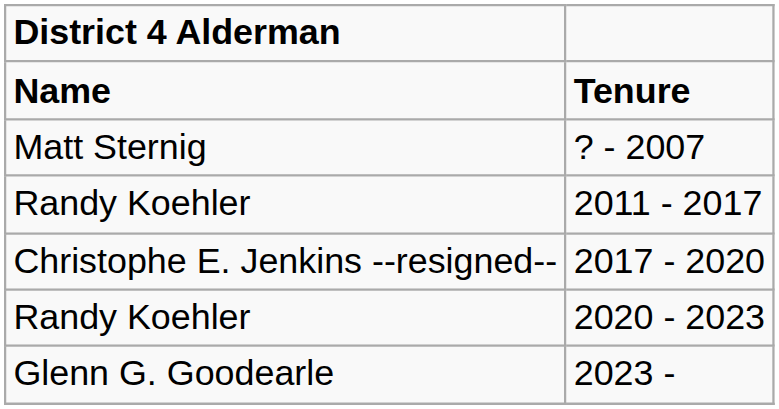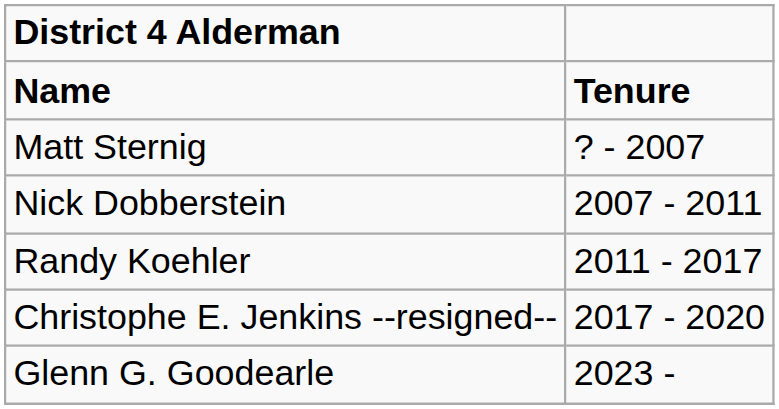+ row: (668, 203)
- row: (669, 317)
